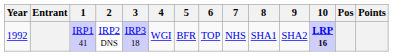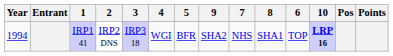columns swapped: (211, 13) <-> (294, 13)
(17, 36) 1992 -> (17, 36) 1994
